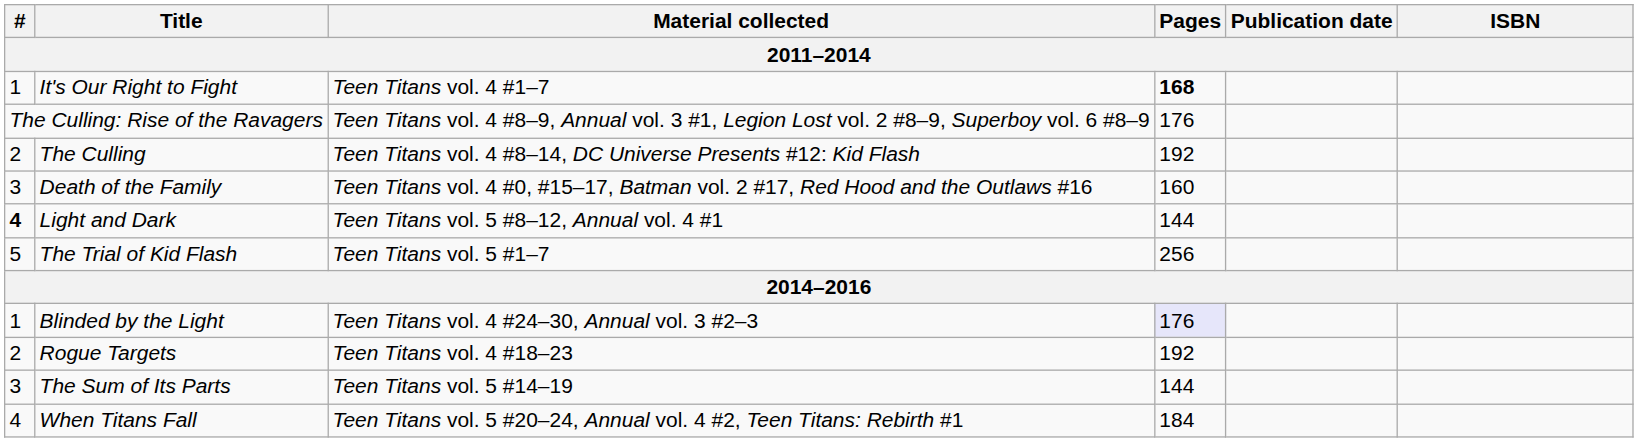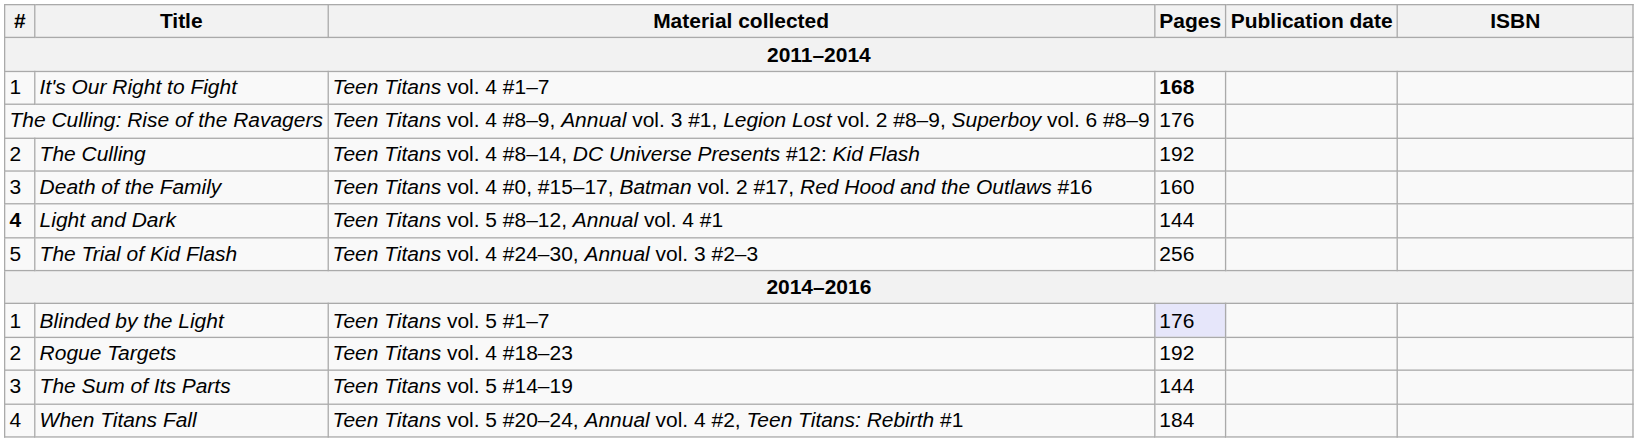(441, 253) Teen Titans vol. 5 #1–7 -> (545, 253) Teen Titans vol. 4 #24–30, Annual vol. 3 #2–3
(545, 320) Teen Titans vol. 4 #24–30, Annual vol. 3 #2–3 -> (441, 320) Teen Titans vol. 5 #1–7
